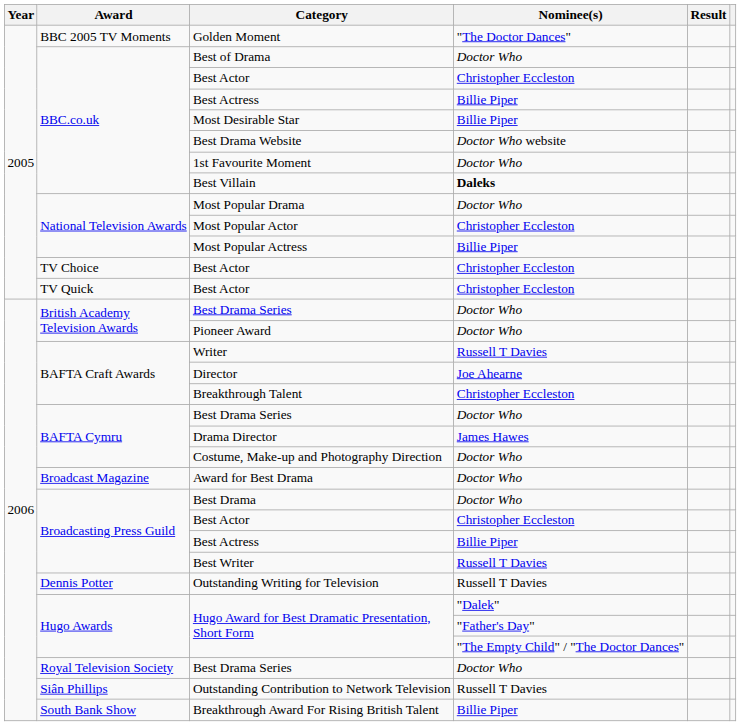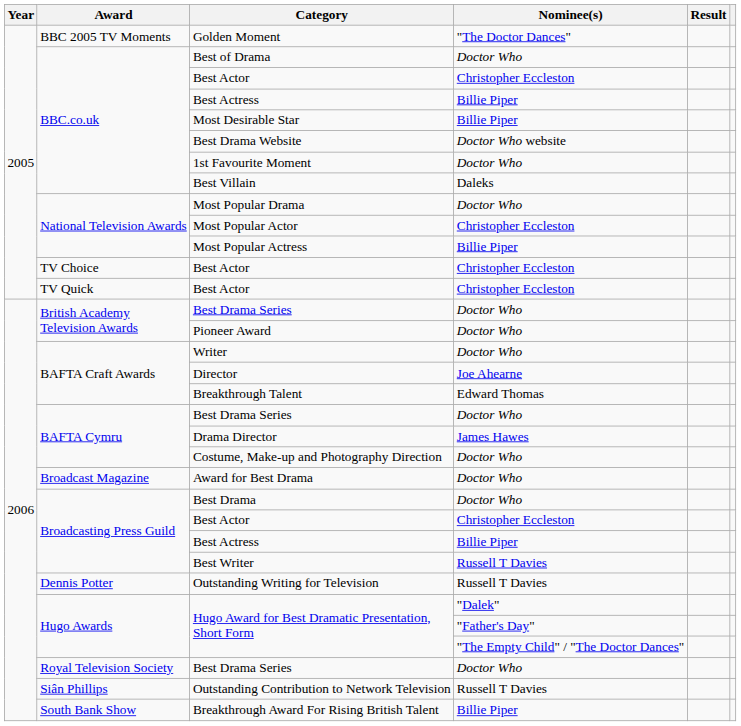(476, 183) bold -> (475, 183) normal
(502, 352) Russell T Davies -> (489, 352) Doctor Who
(516, 394) Christopher Eccleston -> (500, 394) Edward Thomas
